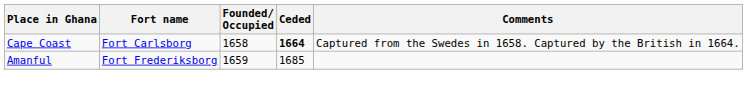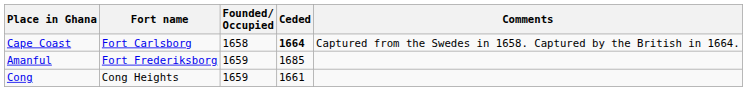+ row: (20, 78)
